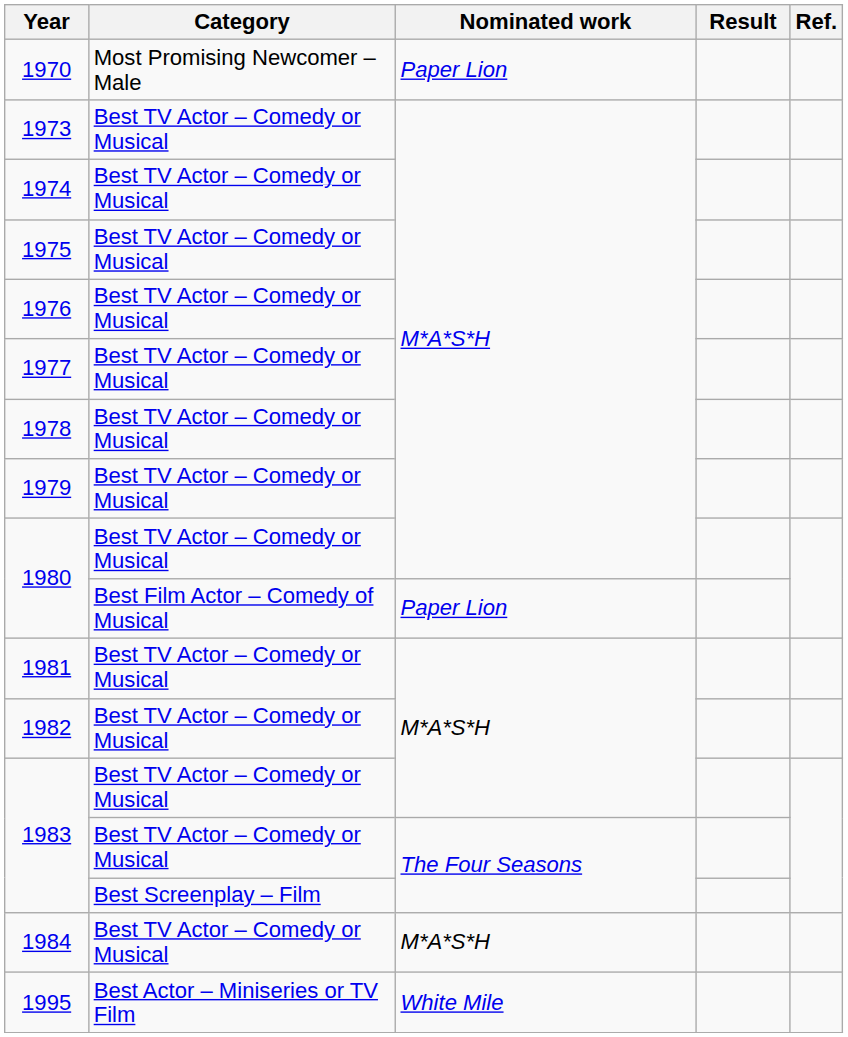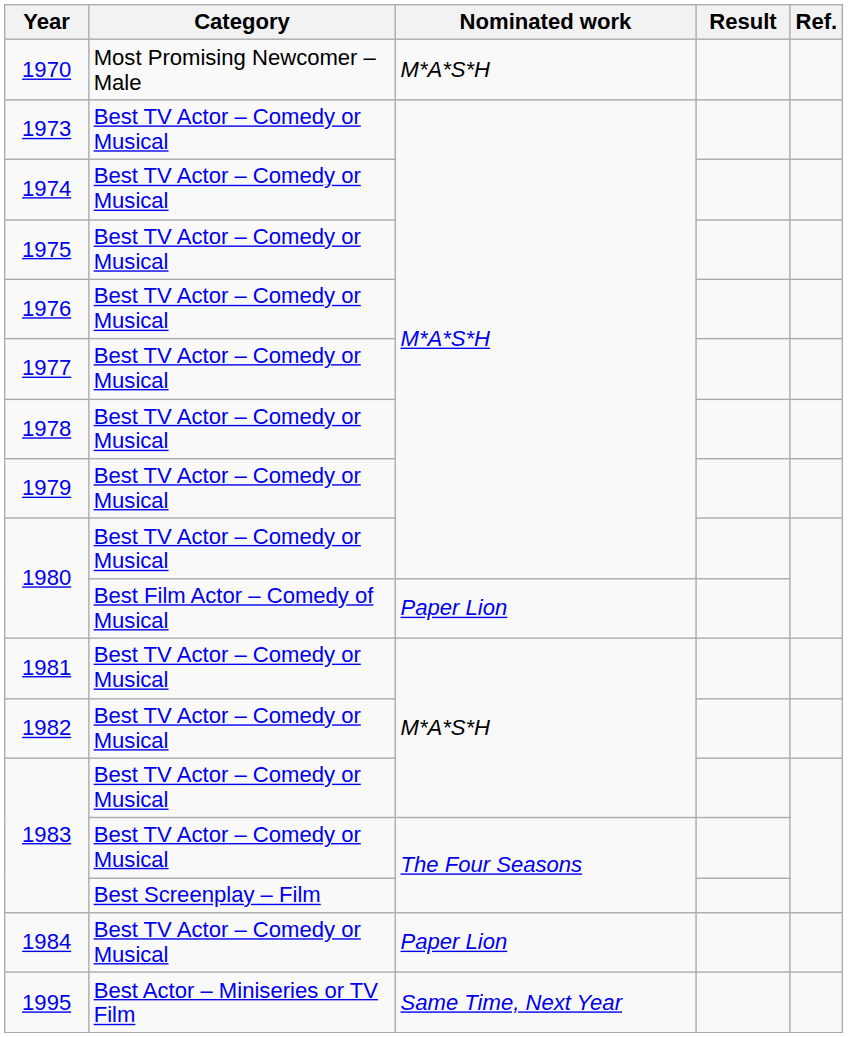(454, 69) Paper Lion -> (445, 69) M*A*S*H
(445, 942) M*A*S*H -> (454, 942) Paper Lion
(452, 1002) White Mile -> (511, 1002) Same Time, Next Year
